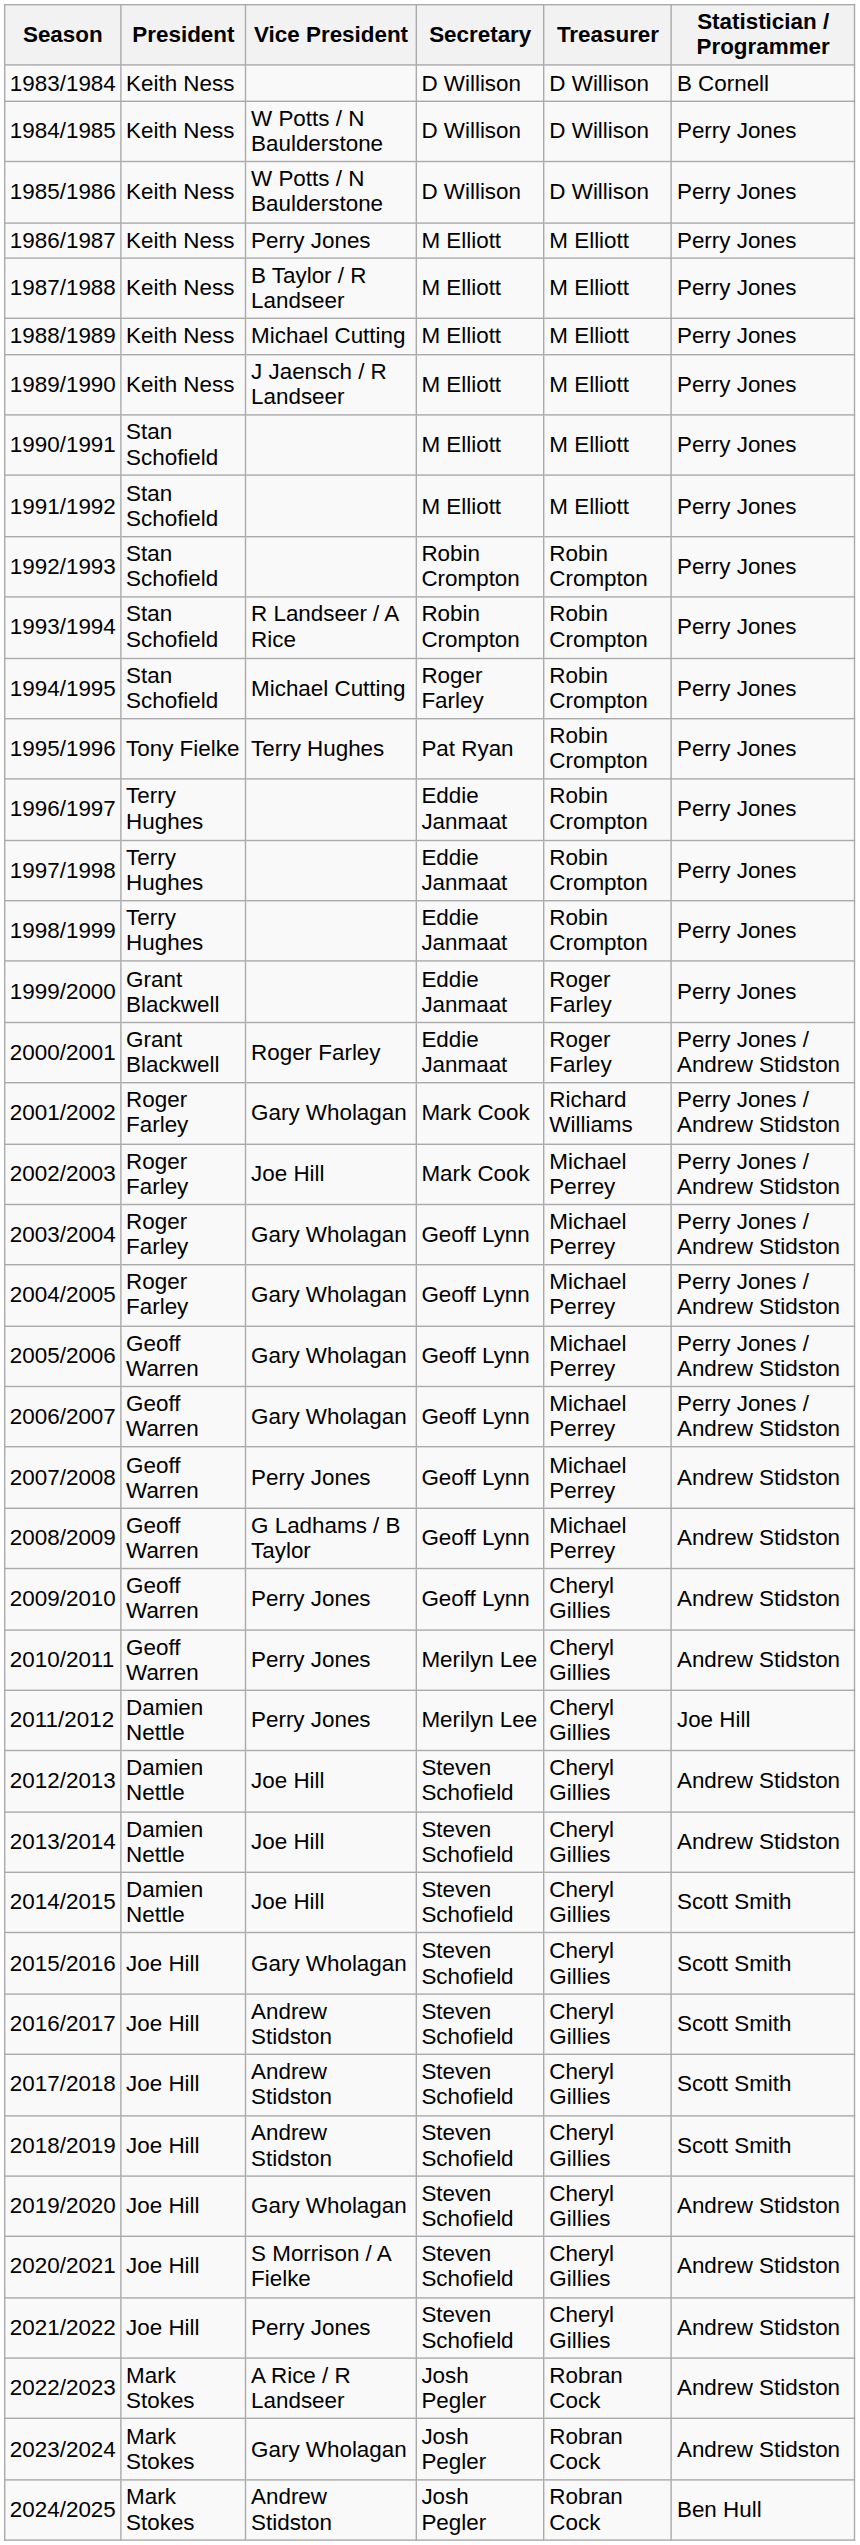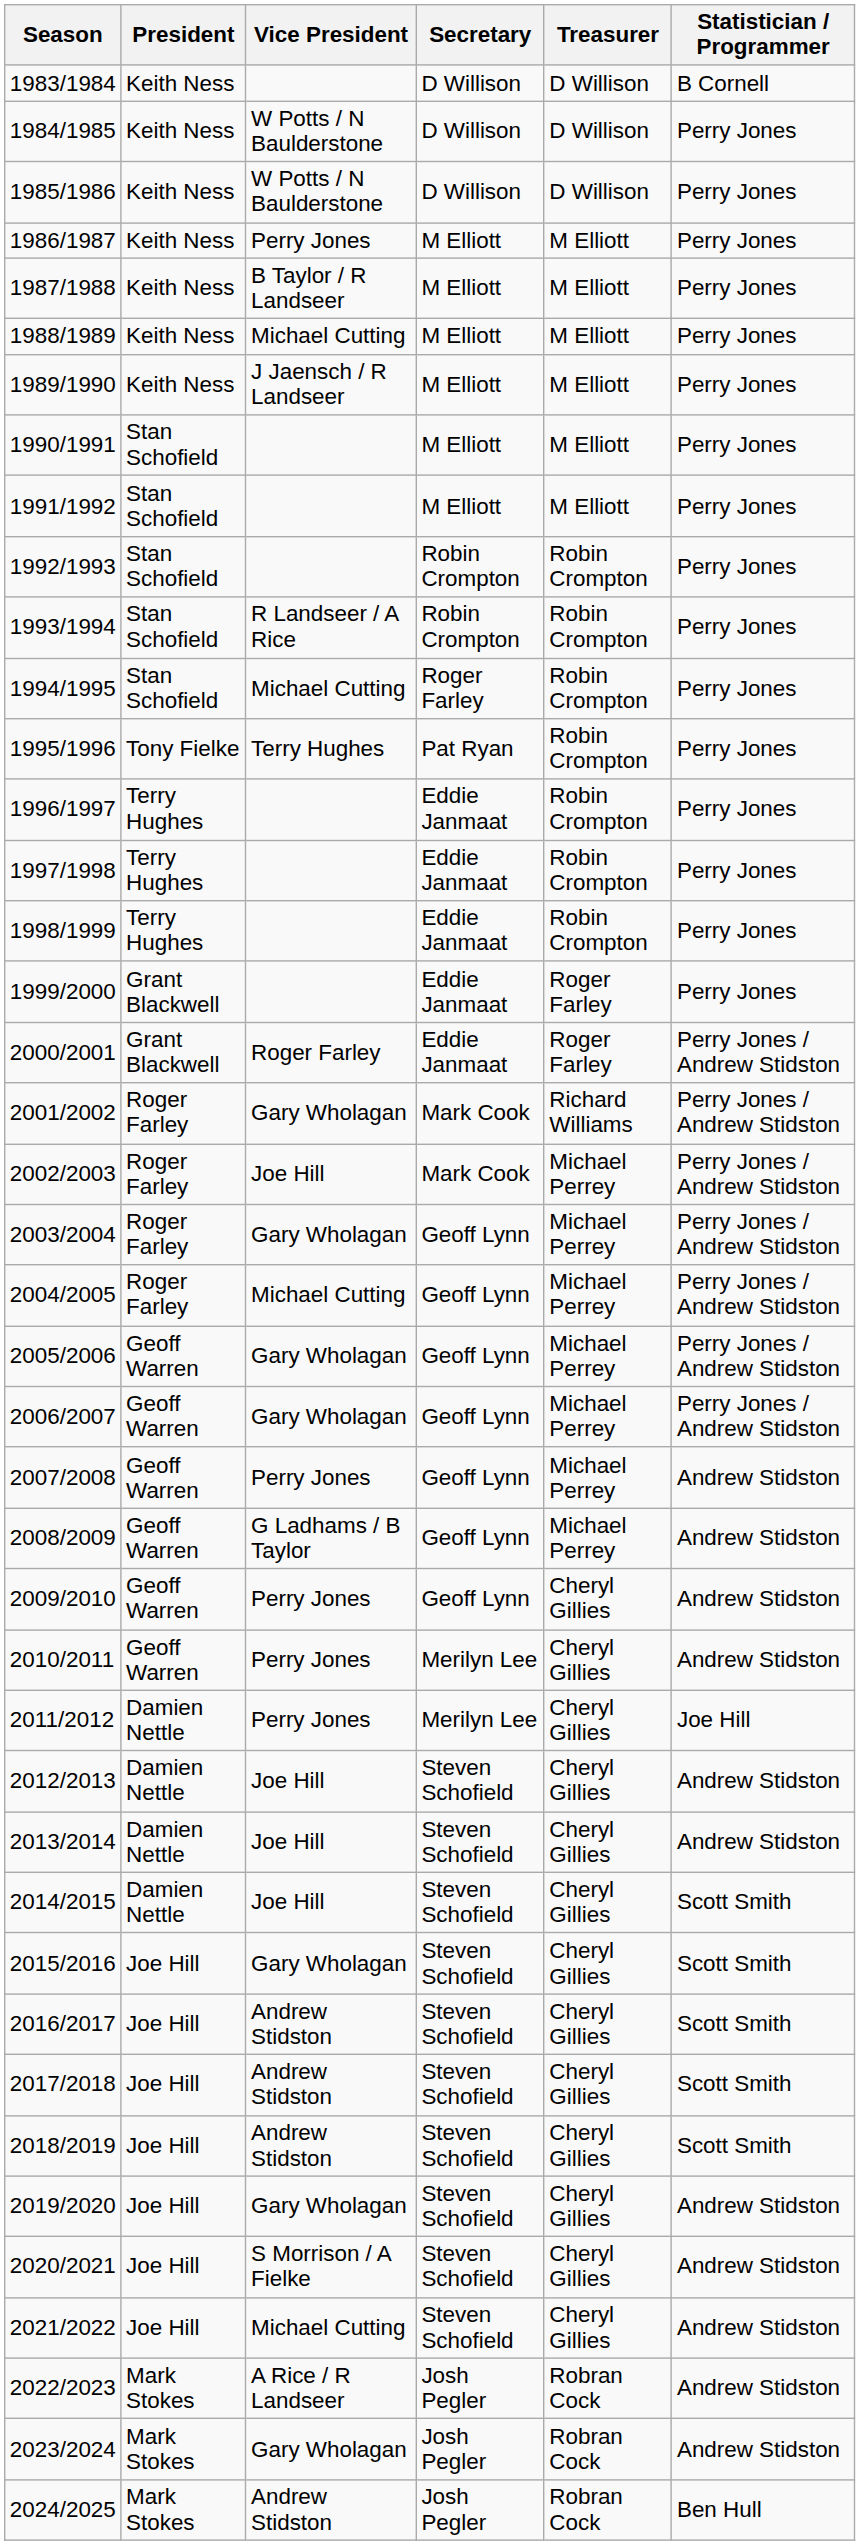(329, 1295) Gary Wholagan -> (328, 1295) Michael Cutting
(311, 2327) Perry Jones -> (328, 2327) Michael Cutting
